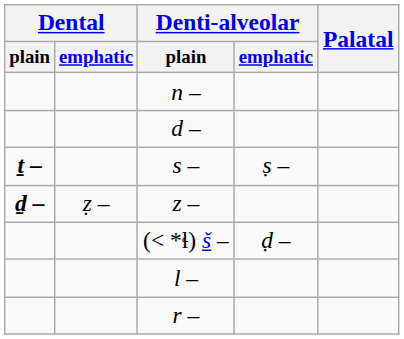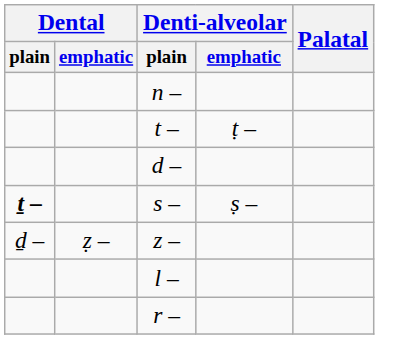+ row: (167, 128)
(30, 203) bold -> (30, 240) normal
- row: (186, 240)
